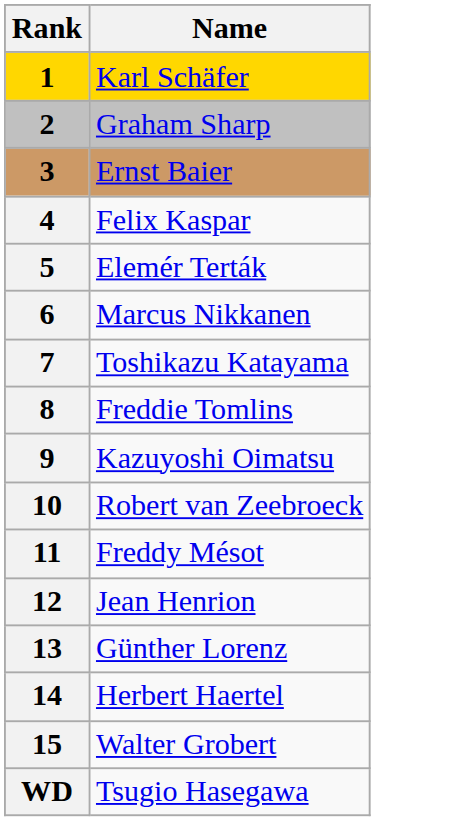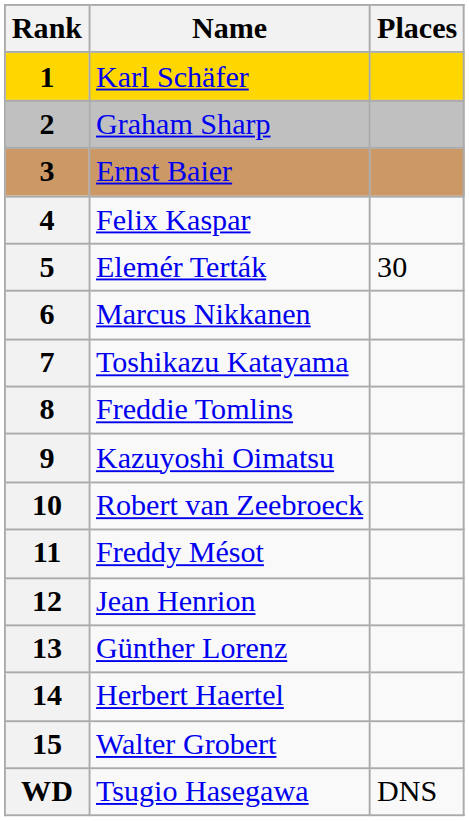+ column: (417, 28)
